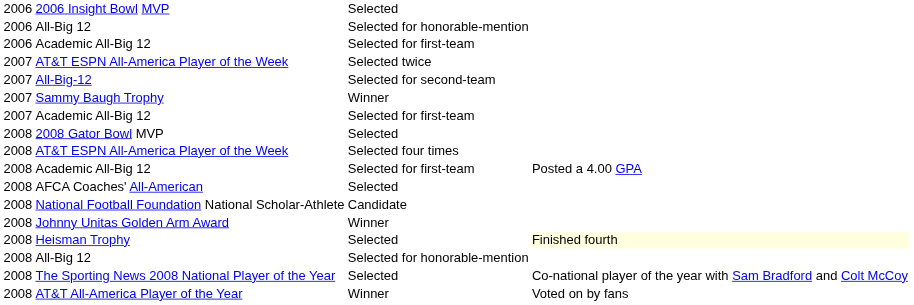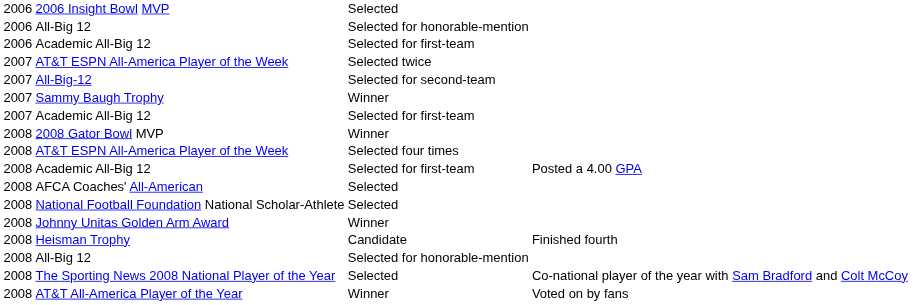(373, 133) Selected -> (368, 133) Winner
(377, 204) Candidate -> (373, 204) Selected
(373, 240) Selected -> (377, 240) Candidate
(575, 240) lightyellow background -> (575, 240) no background
